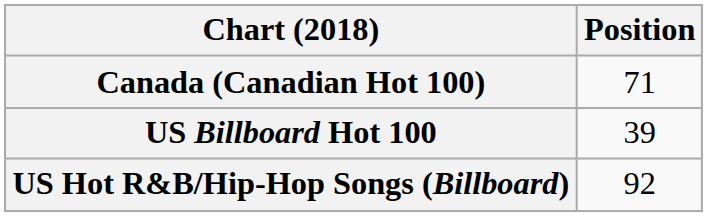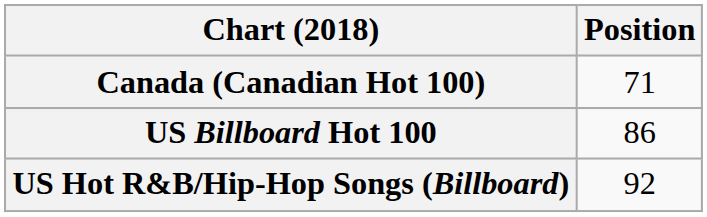(640, 132) 39 -> (640, 132) 86
